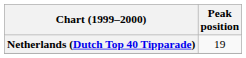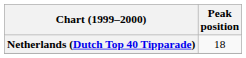(220, 44) 19 -> (220, 44) 18
